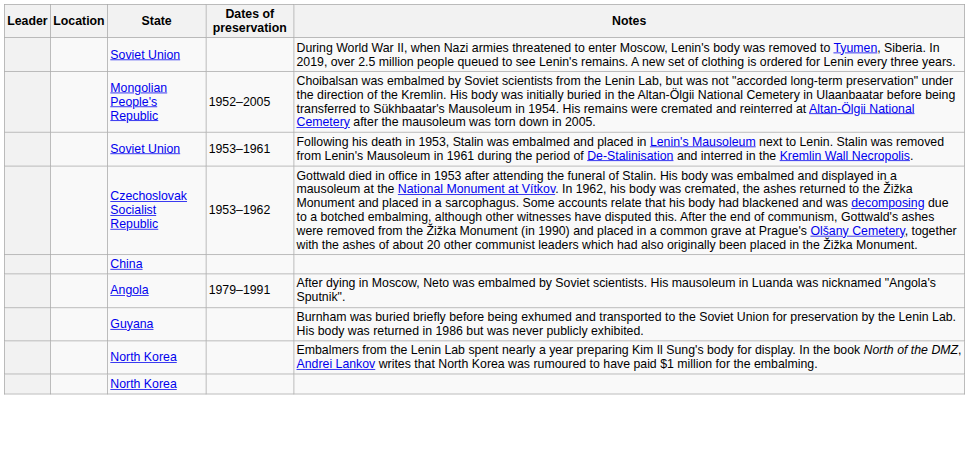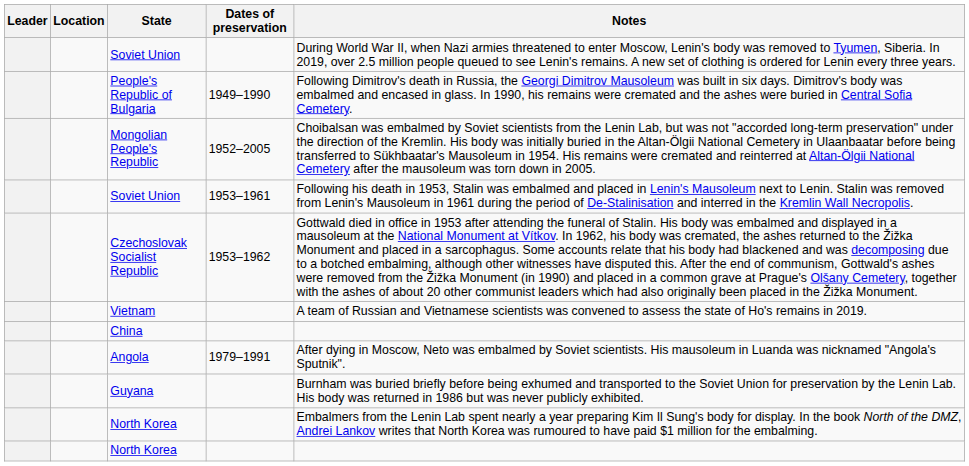+ row: (141, 94)
+ row: (133, 311)
